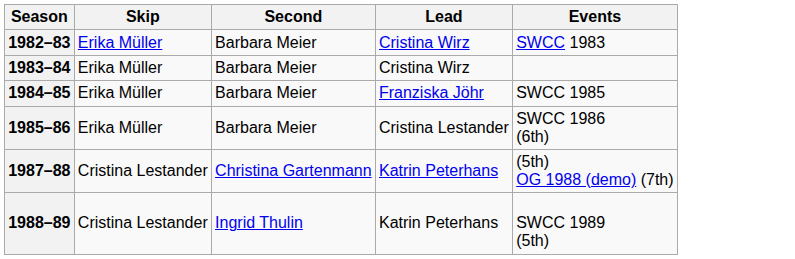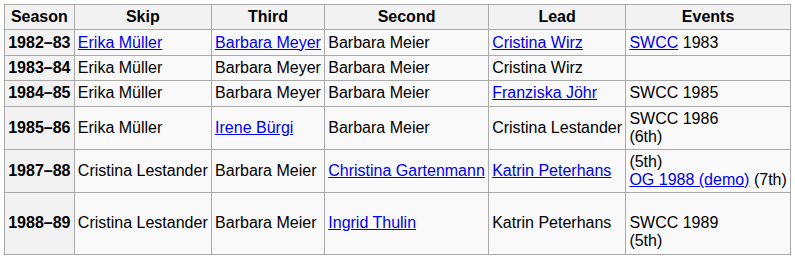+ column: (268, 17)
